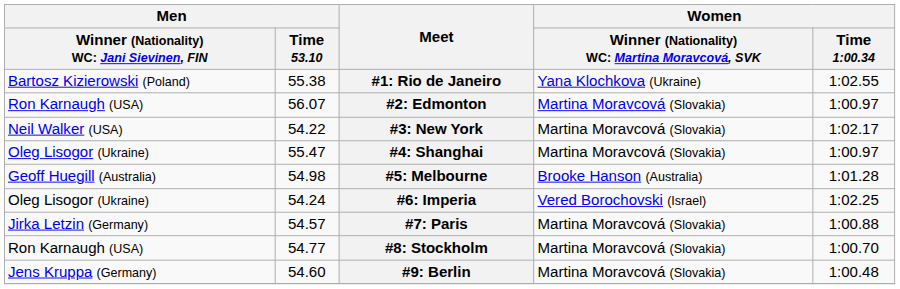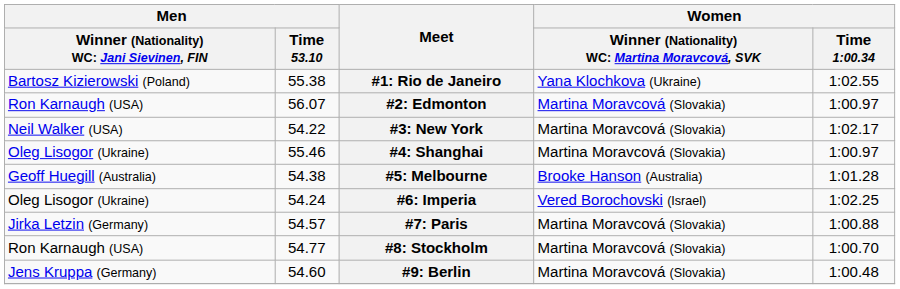(307, 152) 55.47 -> (307, 152) 55.46
(307, 176) 54.98 -> (307, 176) 54.38
